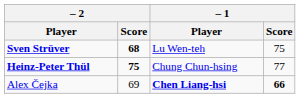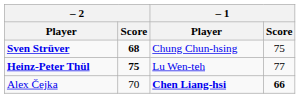(179, 48) Lu Wen-teh -> (195, 48) Chung Chun-hsing
(195, 66) Chung Chun-hsing -> (179, 66) Lu Wen-teh
(134, 84) 69 -> (134, 84) 70
